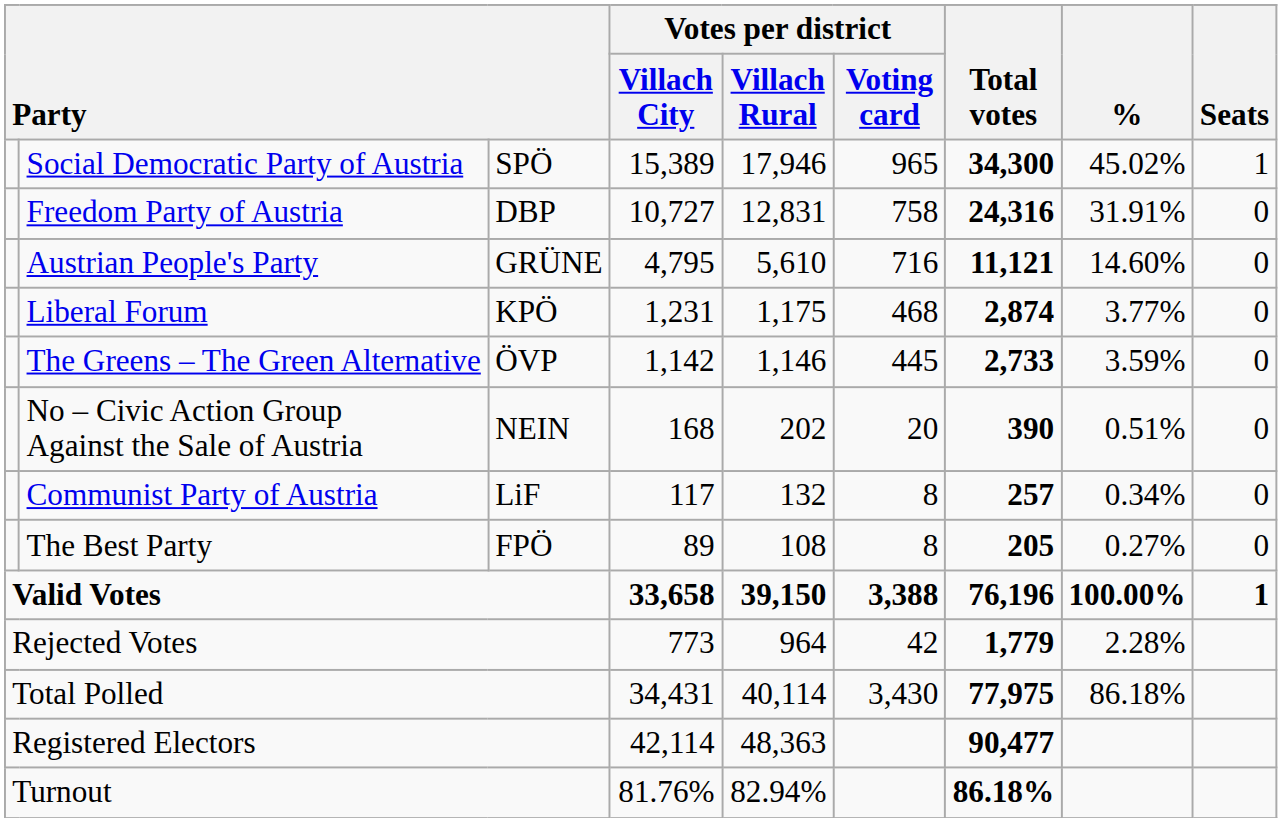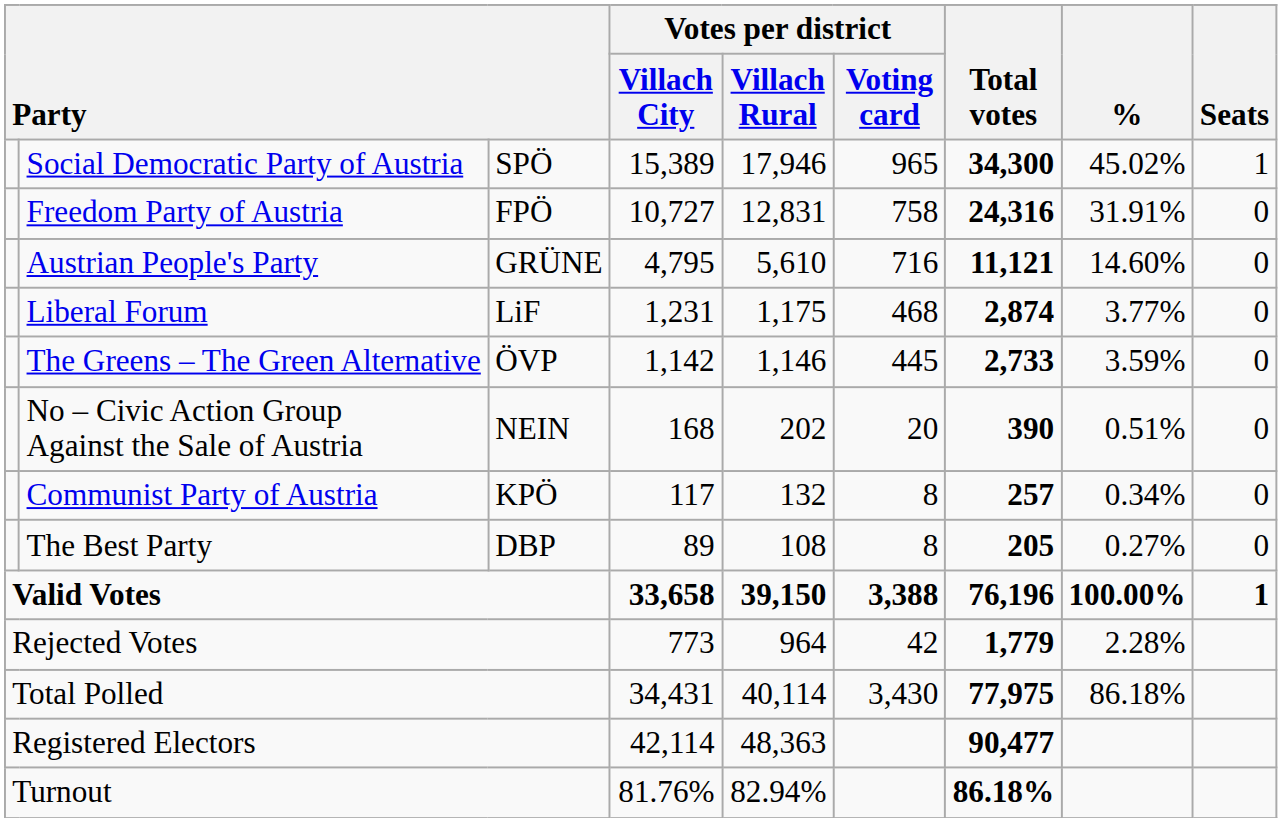(526, 212) DBP -> (524, 212) FPÖ
(526, 311) KPÖ -> (518, 311) LiF
(518, 495) LiF -> (526, 495) KPÖ
(524, 544) FPÖ -> (526, 544) DBP
